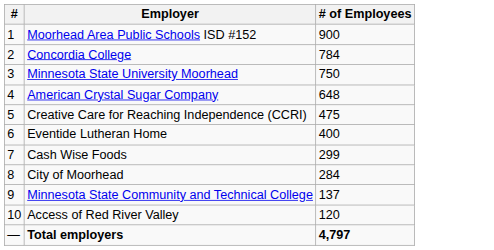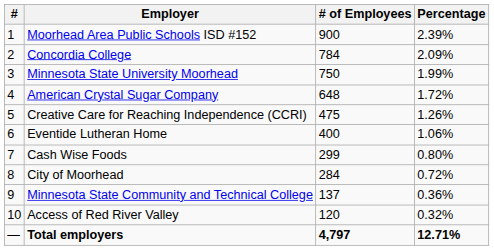+ column: (451, 14)
